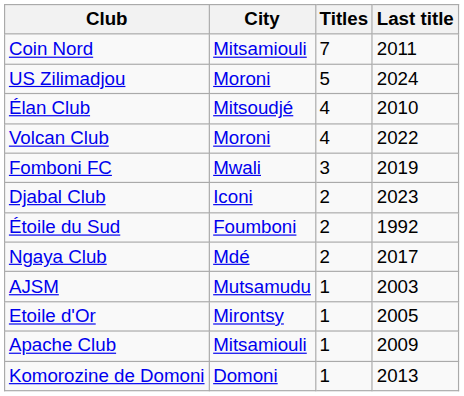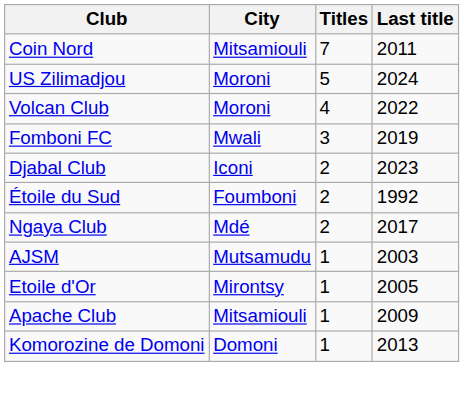- row: (49, 108)
